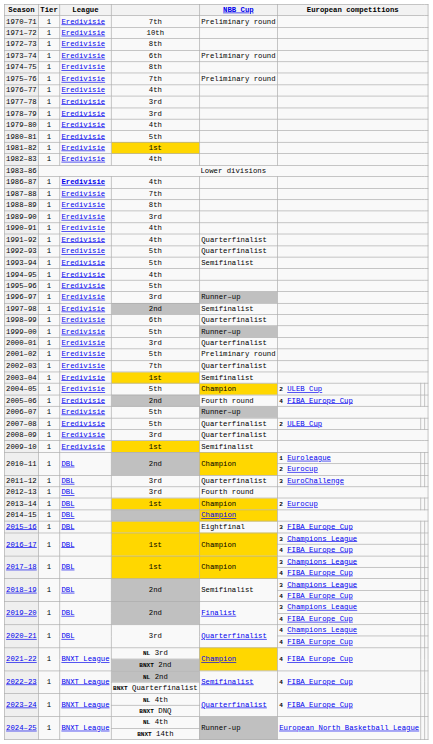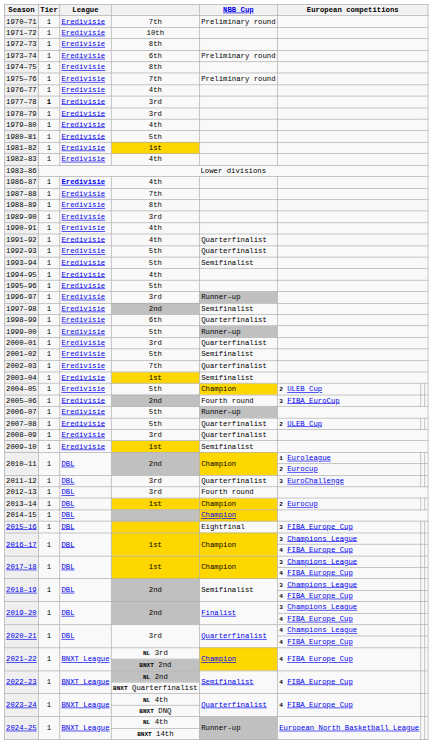(49, 102) normal -> (49, 102) bold
(238, 355) Preliminary round -> (227, 355) Semifinalist
(316, 401) 4 FIBA Europe Cup -> (309, 401) 3 FIBA EuroCup
